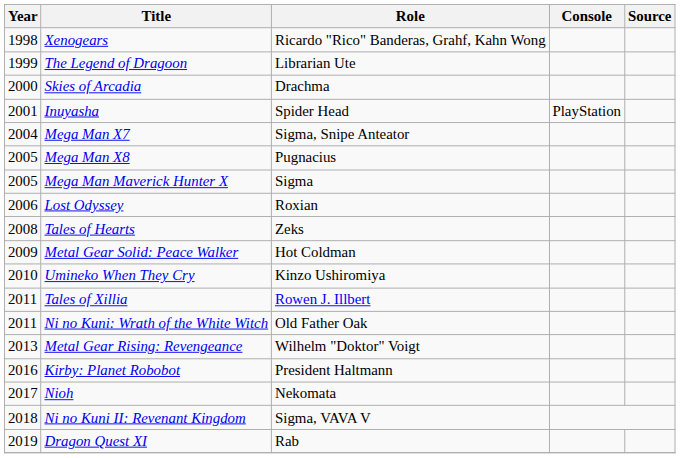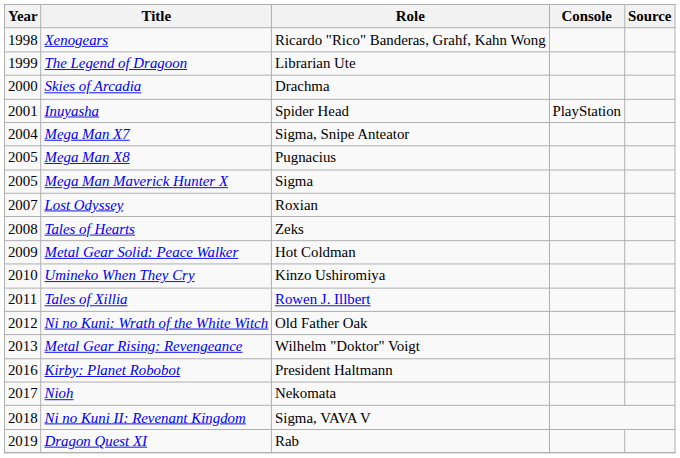(23, 205) 2006 -> (23, 205) 2007
(22, 323) 2011 -> (23, 323) 2012
